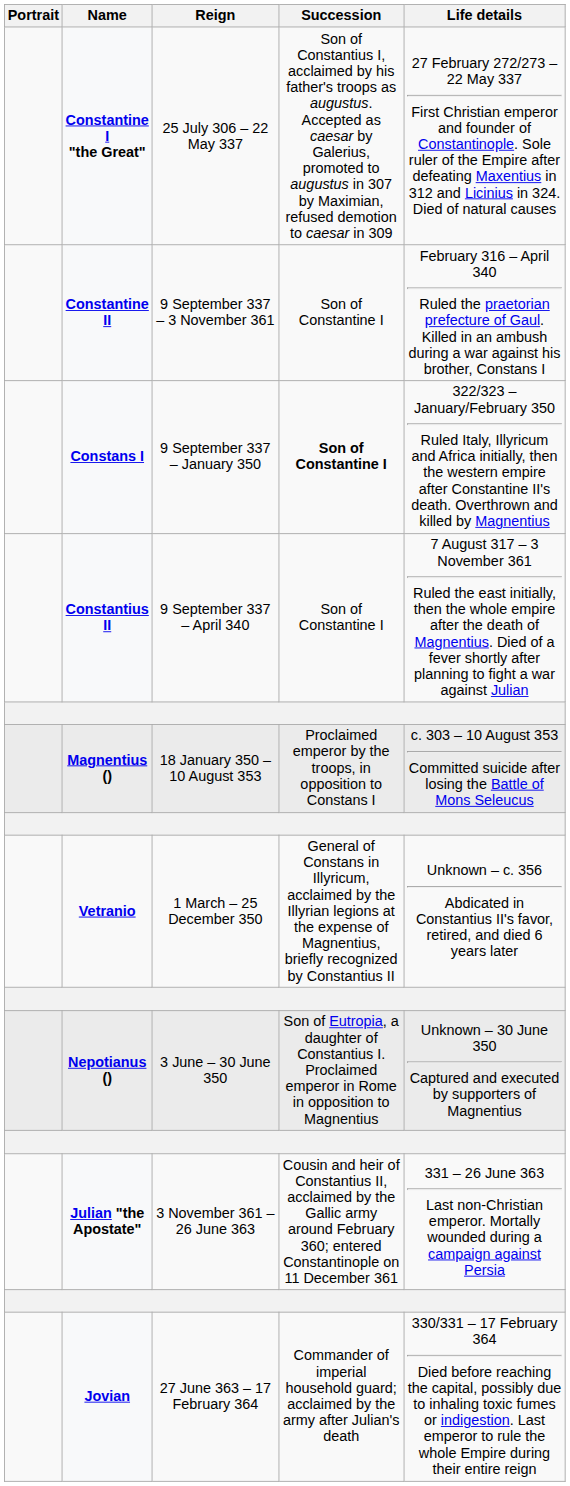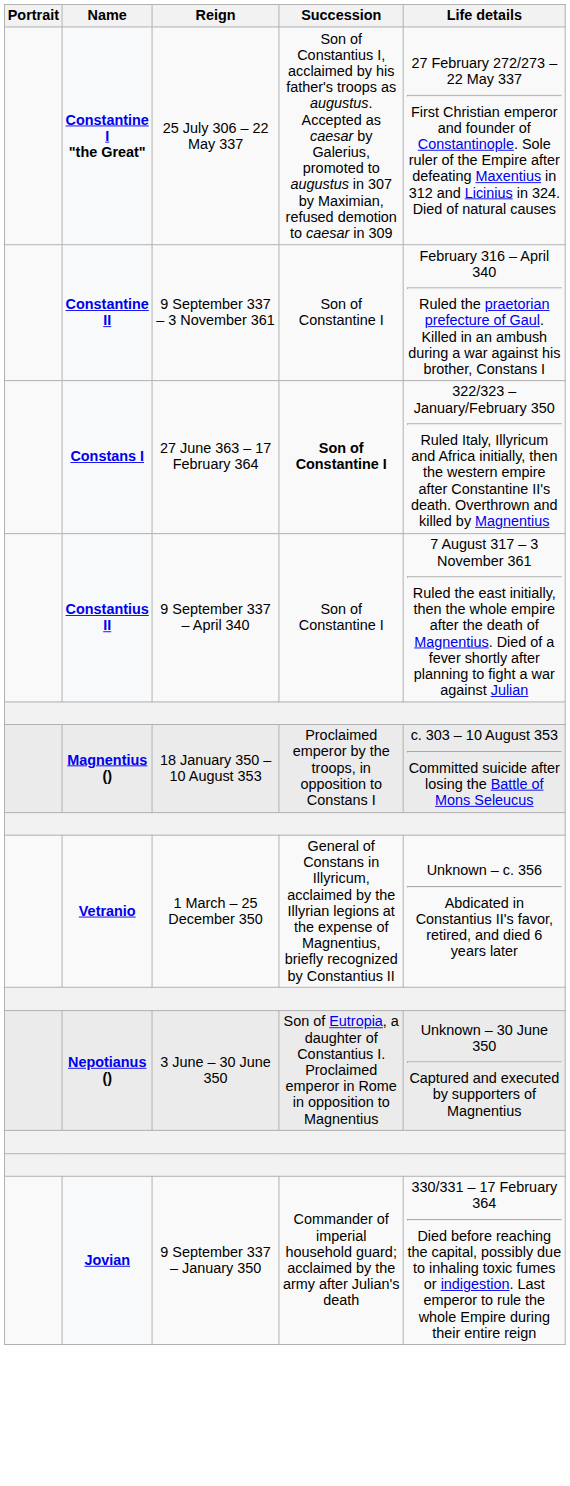(215, 457) 9 September 337 – January 350 -> (216, 457) 27 June 363 – 17 February 364
- row: (107, 1221)
(215, 1396) 27 June 363 – 17 February 364 -> (216, 1260) 9 September 337 – January 350
